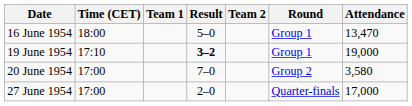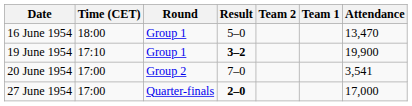columns swapped: (165, 14) <-> (306, 14)
(362, 52) 19,000 -> (362, 52) 19,900
(359, 71) 3,580 -> (359, 71) 3,541
(206, 91) normal -> (236, 91) bold
